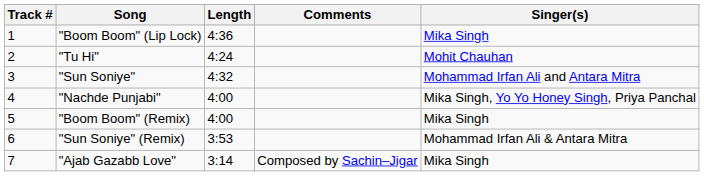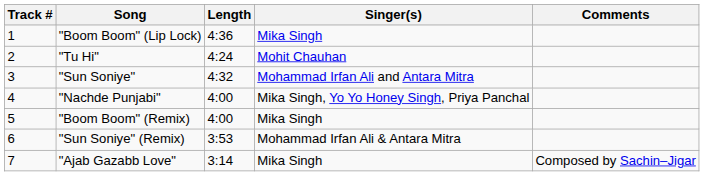columns swapped: (560, 14) <-> (338, 14)
